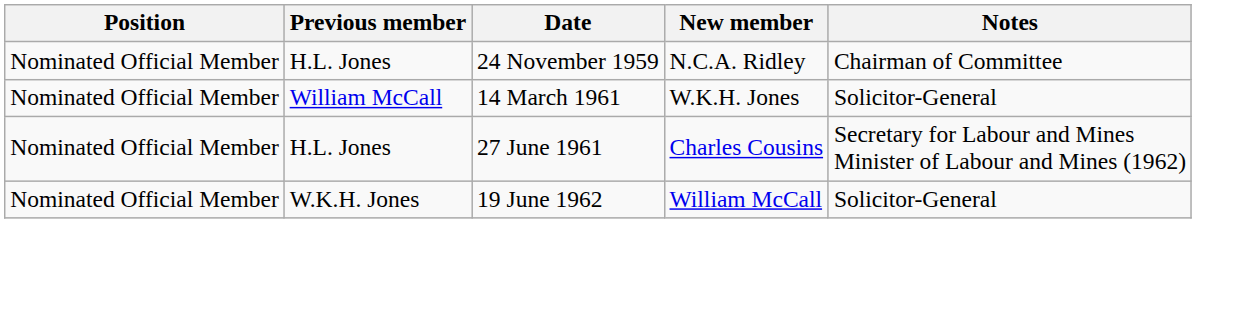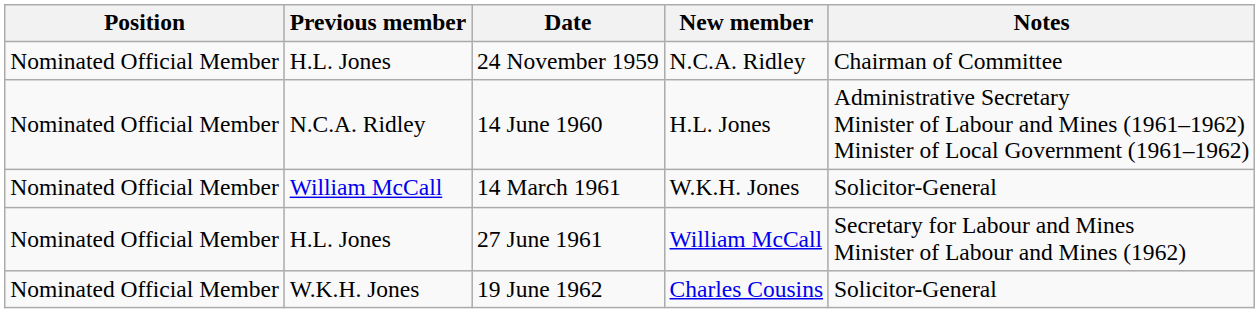+ row: (540, 124)
(746, 148) Charles Cousins -> (746, 238) William McCall
(746, 198) William McCall -> (746, 289) Charles Cousins
